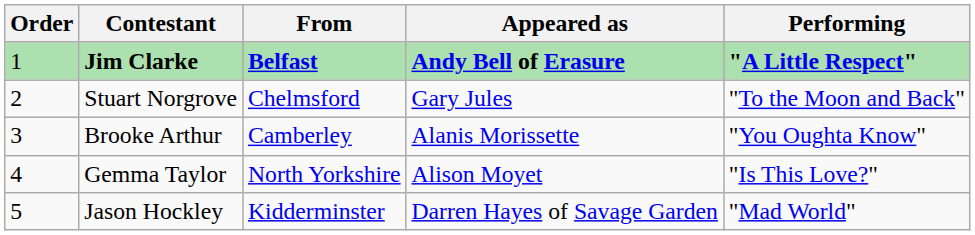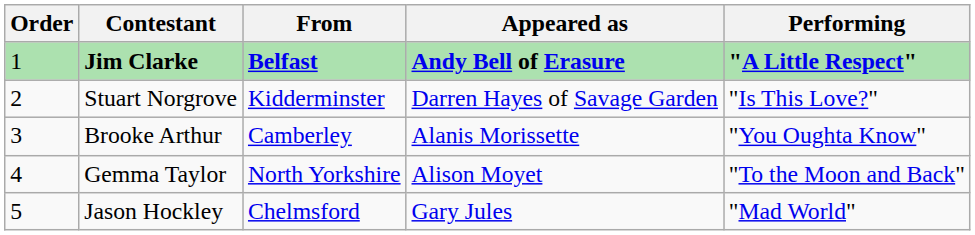(304, 98) Chelmsford -> (316, 98) Kidderminster
(462, 98) Gary Jules -> (565, 98) Darren Hayes of Savage Garden
(847, 98) "To the Moon and Back" -> (803, 98) "Is This Love?"
(803, 173) "Is This Love?" -> (847, 173) "To the Moon and Back"
(316, 211) Kidderminster -> (304, 211) Chelmsford
(565, 211) Darren Hayes of Savage Garden -> (462, 211) Gary Jules
